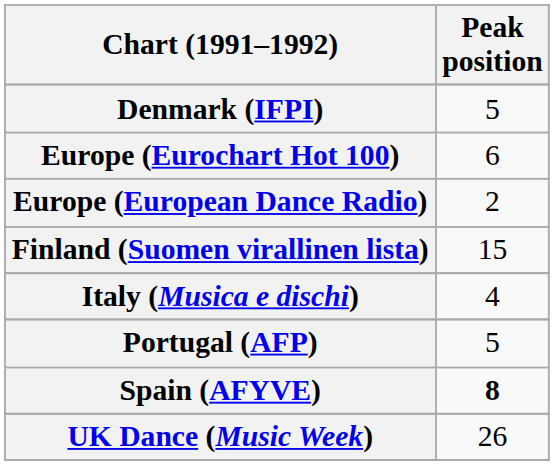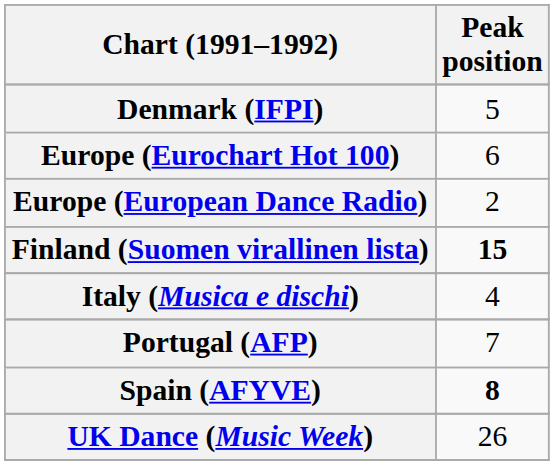(493, 249) normal -> (493, 249) bold
(493, 342) 5 -> (493, 342) 7
